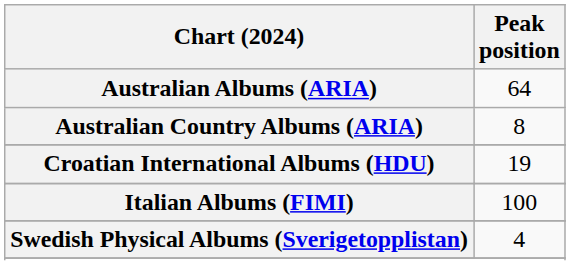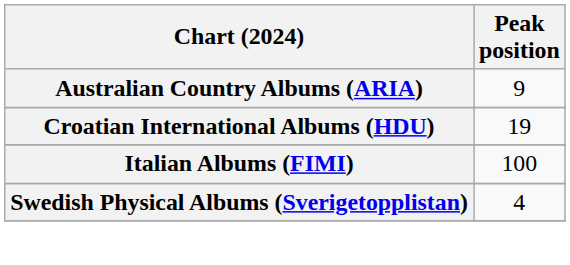- row: (239, 88)
(519, 125) 8 -> (519, 88) 9
